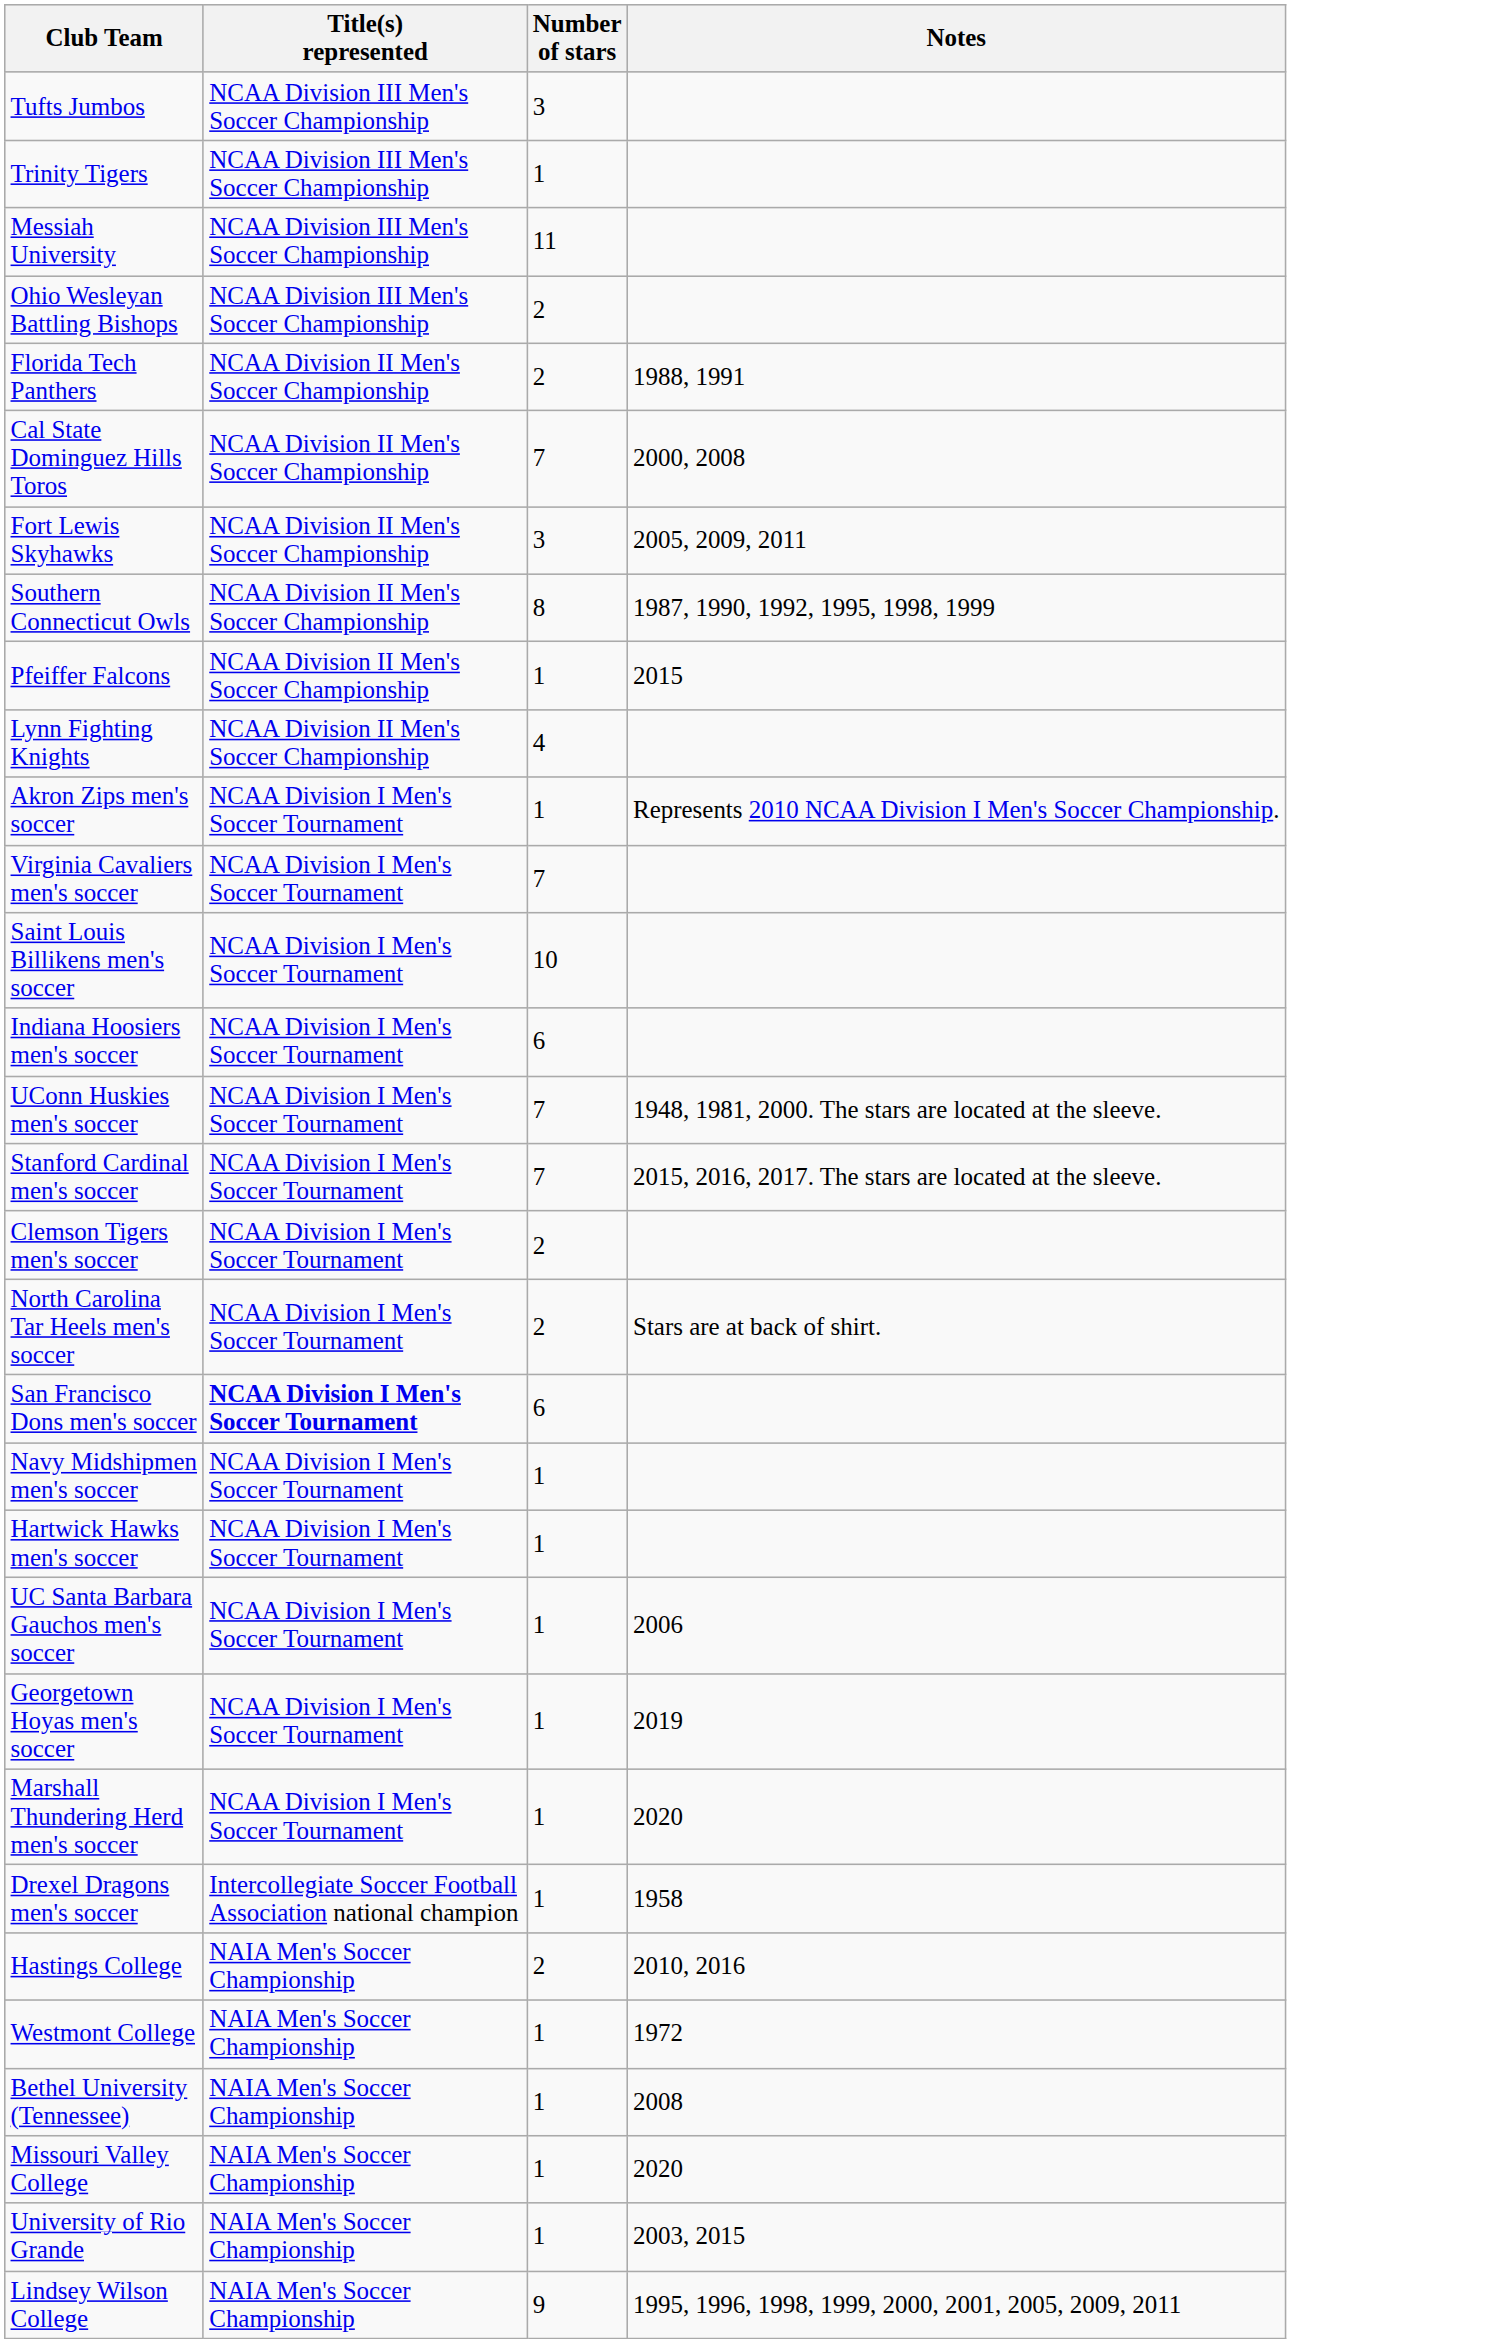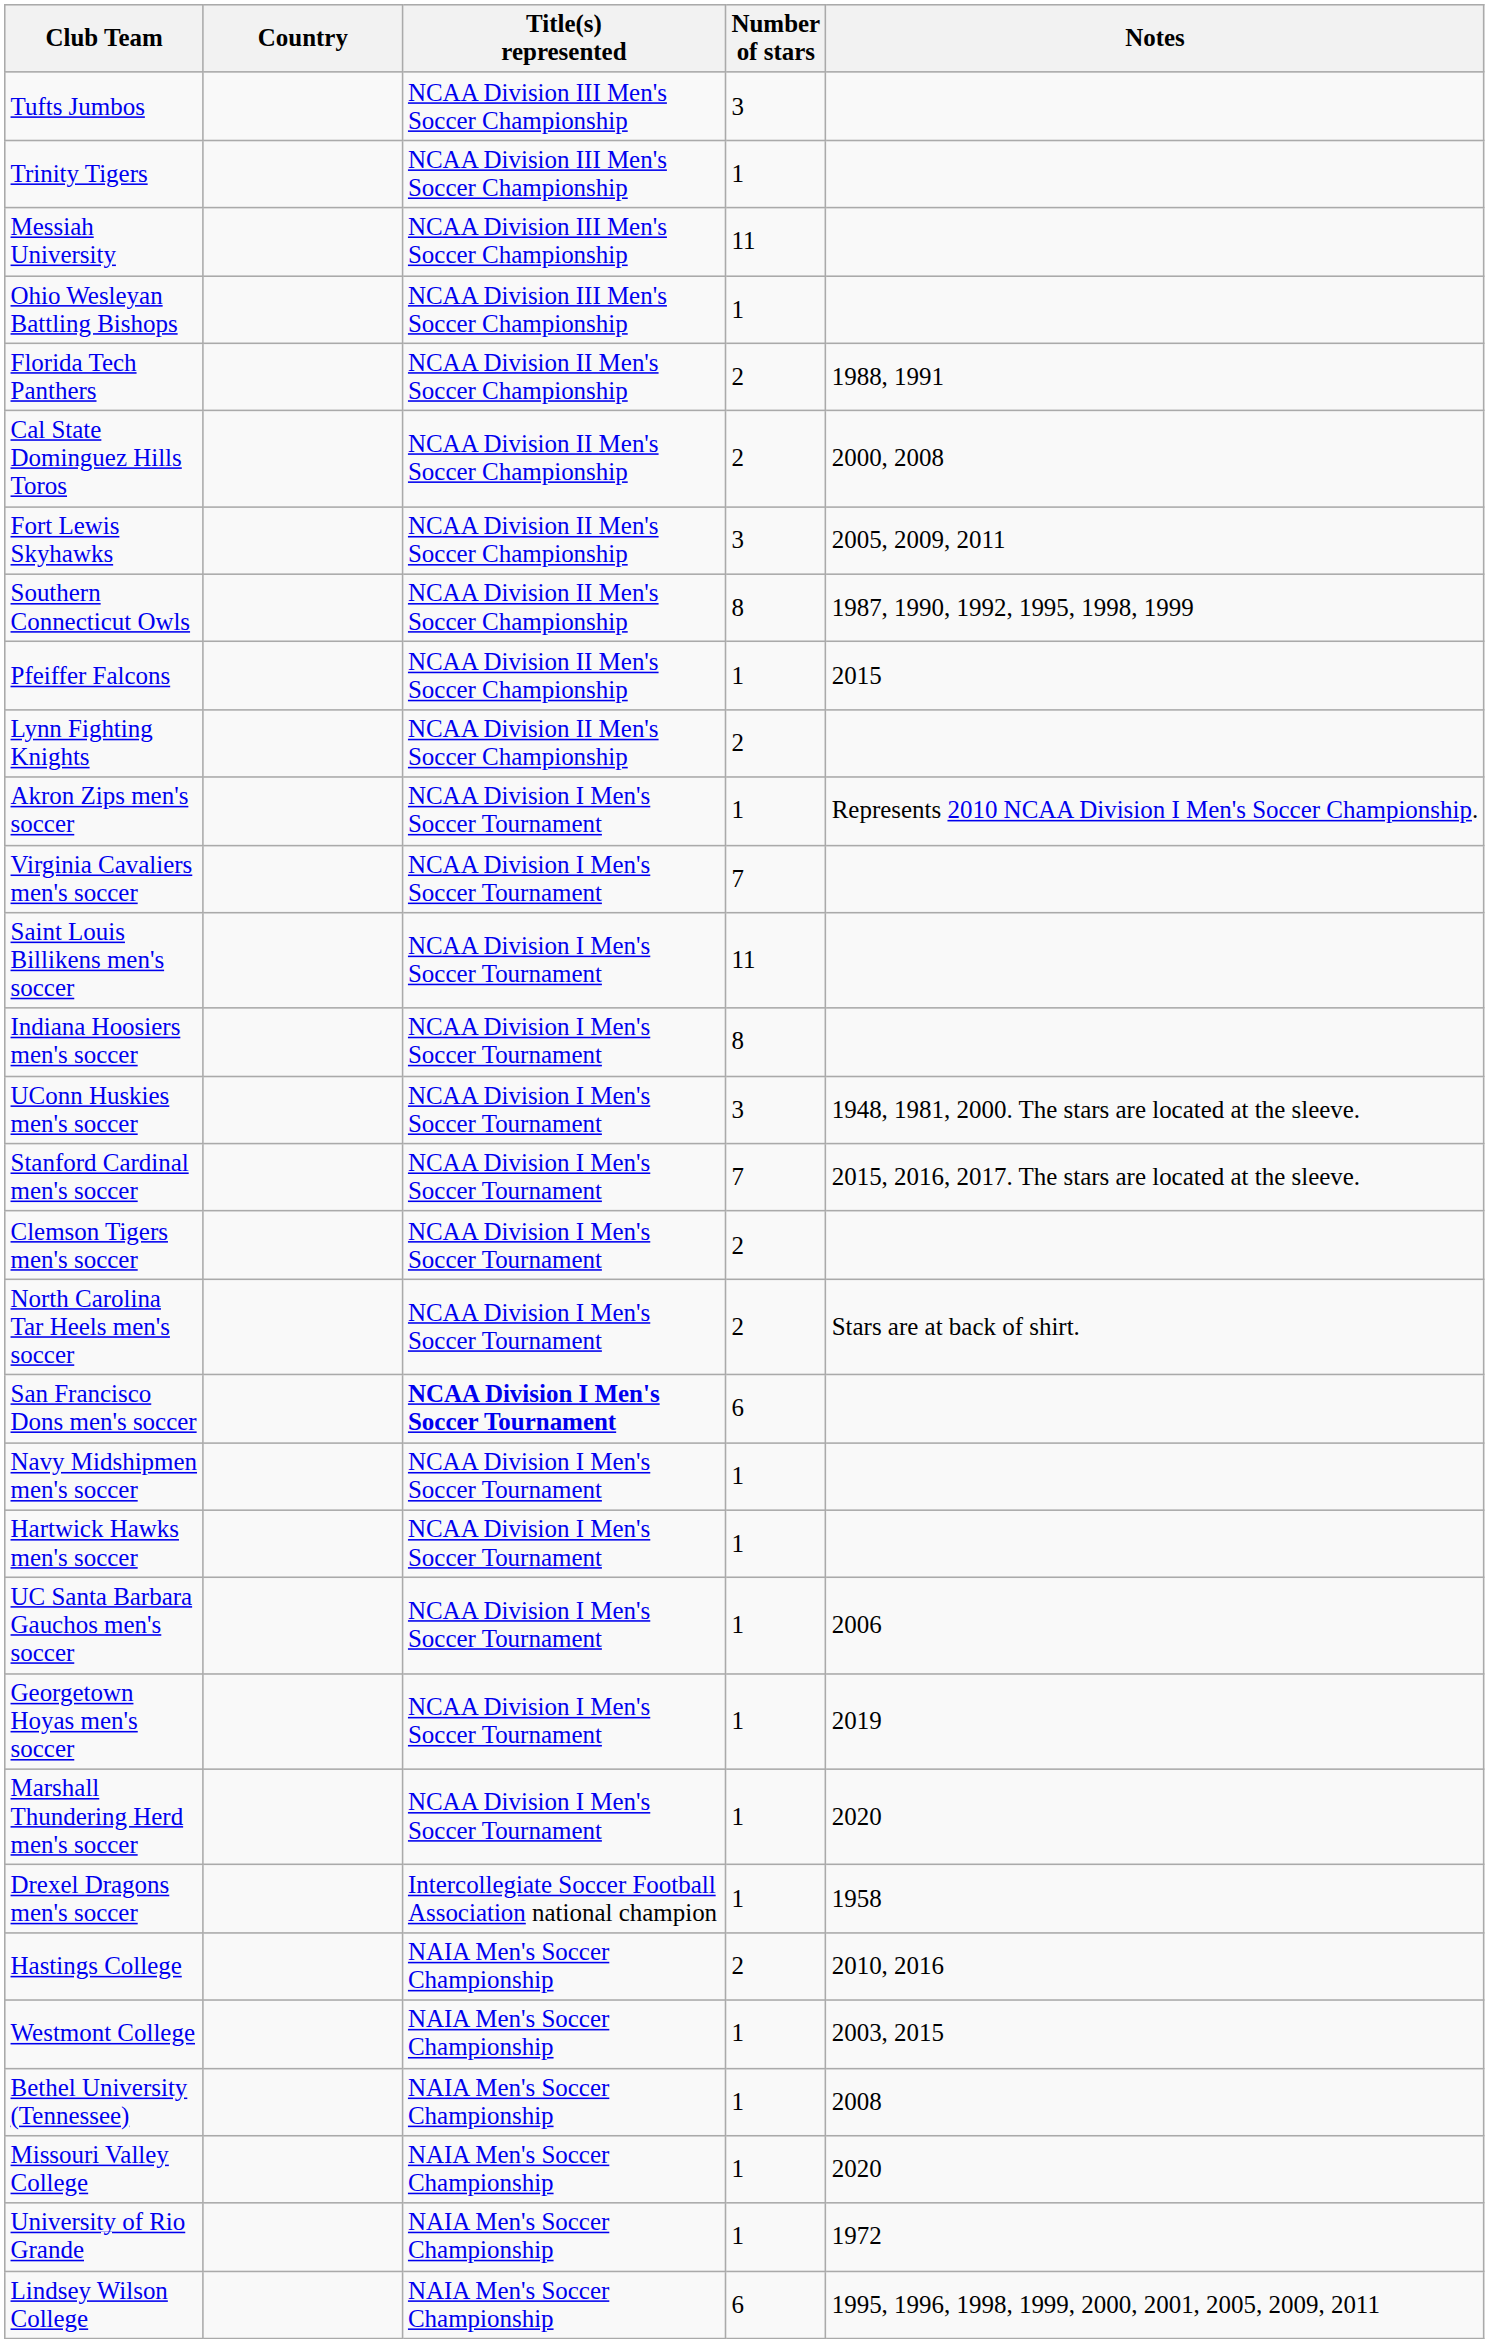+ column: (303, 38)
(539, 308) 2 -> (738, 308) 1
(539, 458) 7 -> (738, 458) 2
(539, 743) 4 -> (738, 743) 2
(545, 960) 10 -> (743, 960) 11
(539, 1041) 6 -> (738, 1041) 8
(539, 1109) 7 -> (738, 1109) 3
(658, 2033) 1972 -> (888, 2033) 2003, 2015
(689, 2236) 2003, 2015 -> (857, 2236) 1972
(539, 2304) 9 -> (738, 2304) 6
